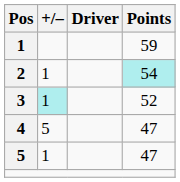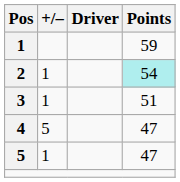(45, 101) paleturquoise background -> (45, 101) no background
(149, 101) 52 -> (149, 101) 51
